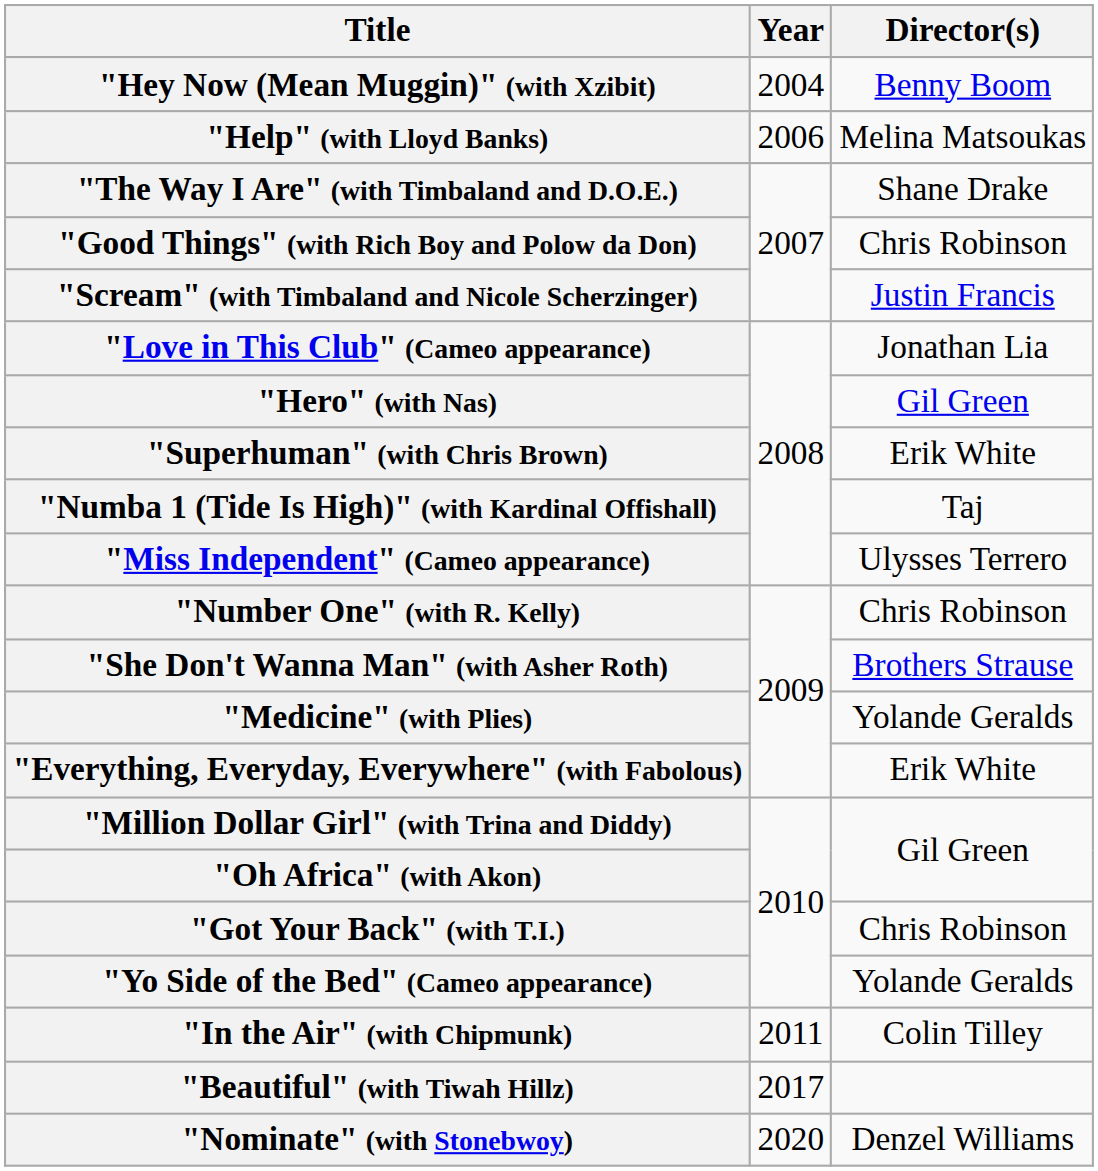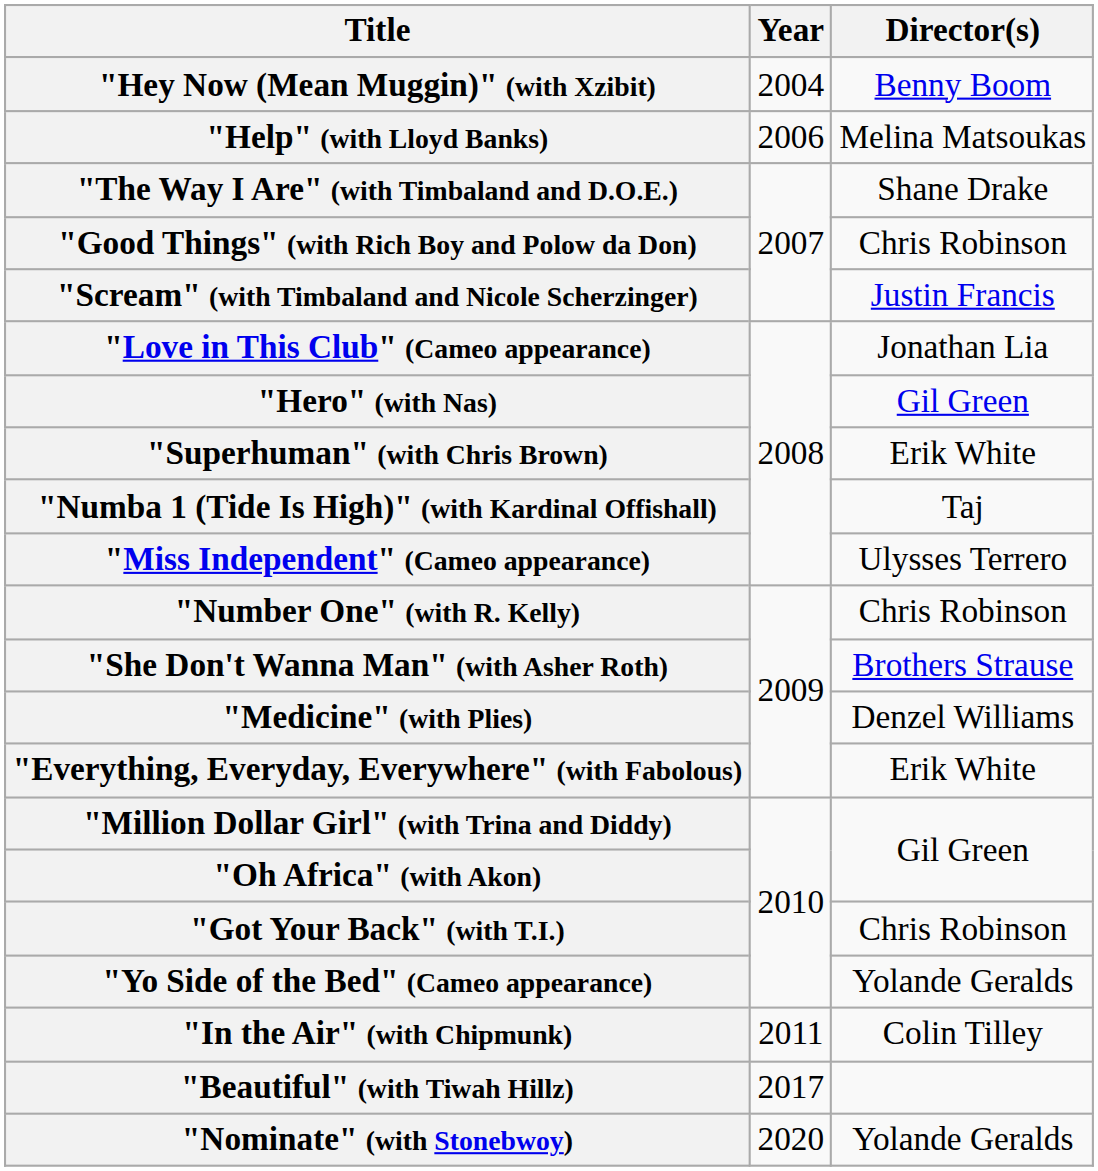(963, 717) Yolande Geralds -> (963, 717) Denzel Williams
(963, 1139) Denzel Williams -> (963, 1139) Yolande Geralds
